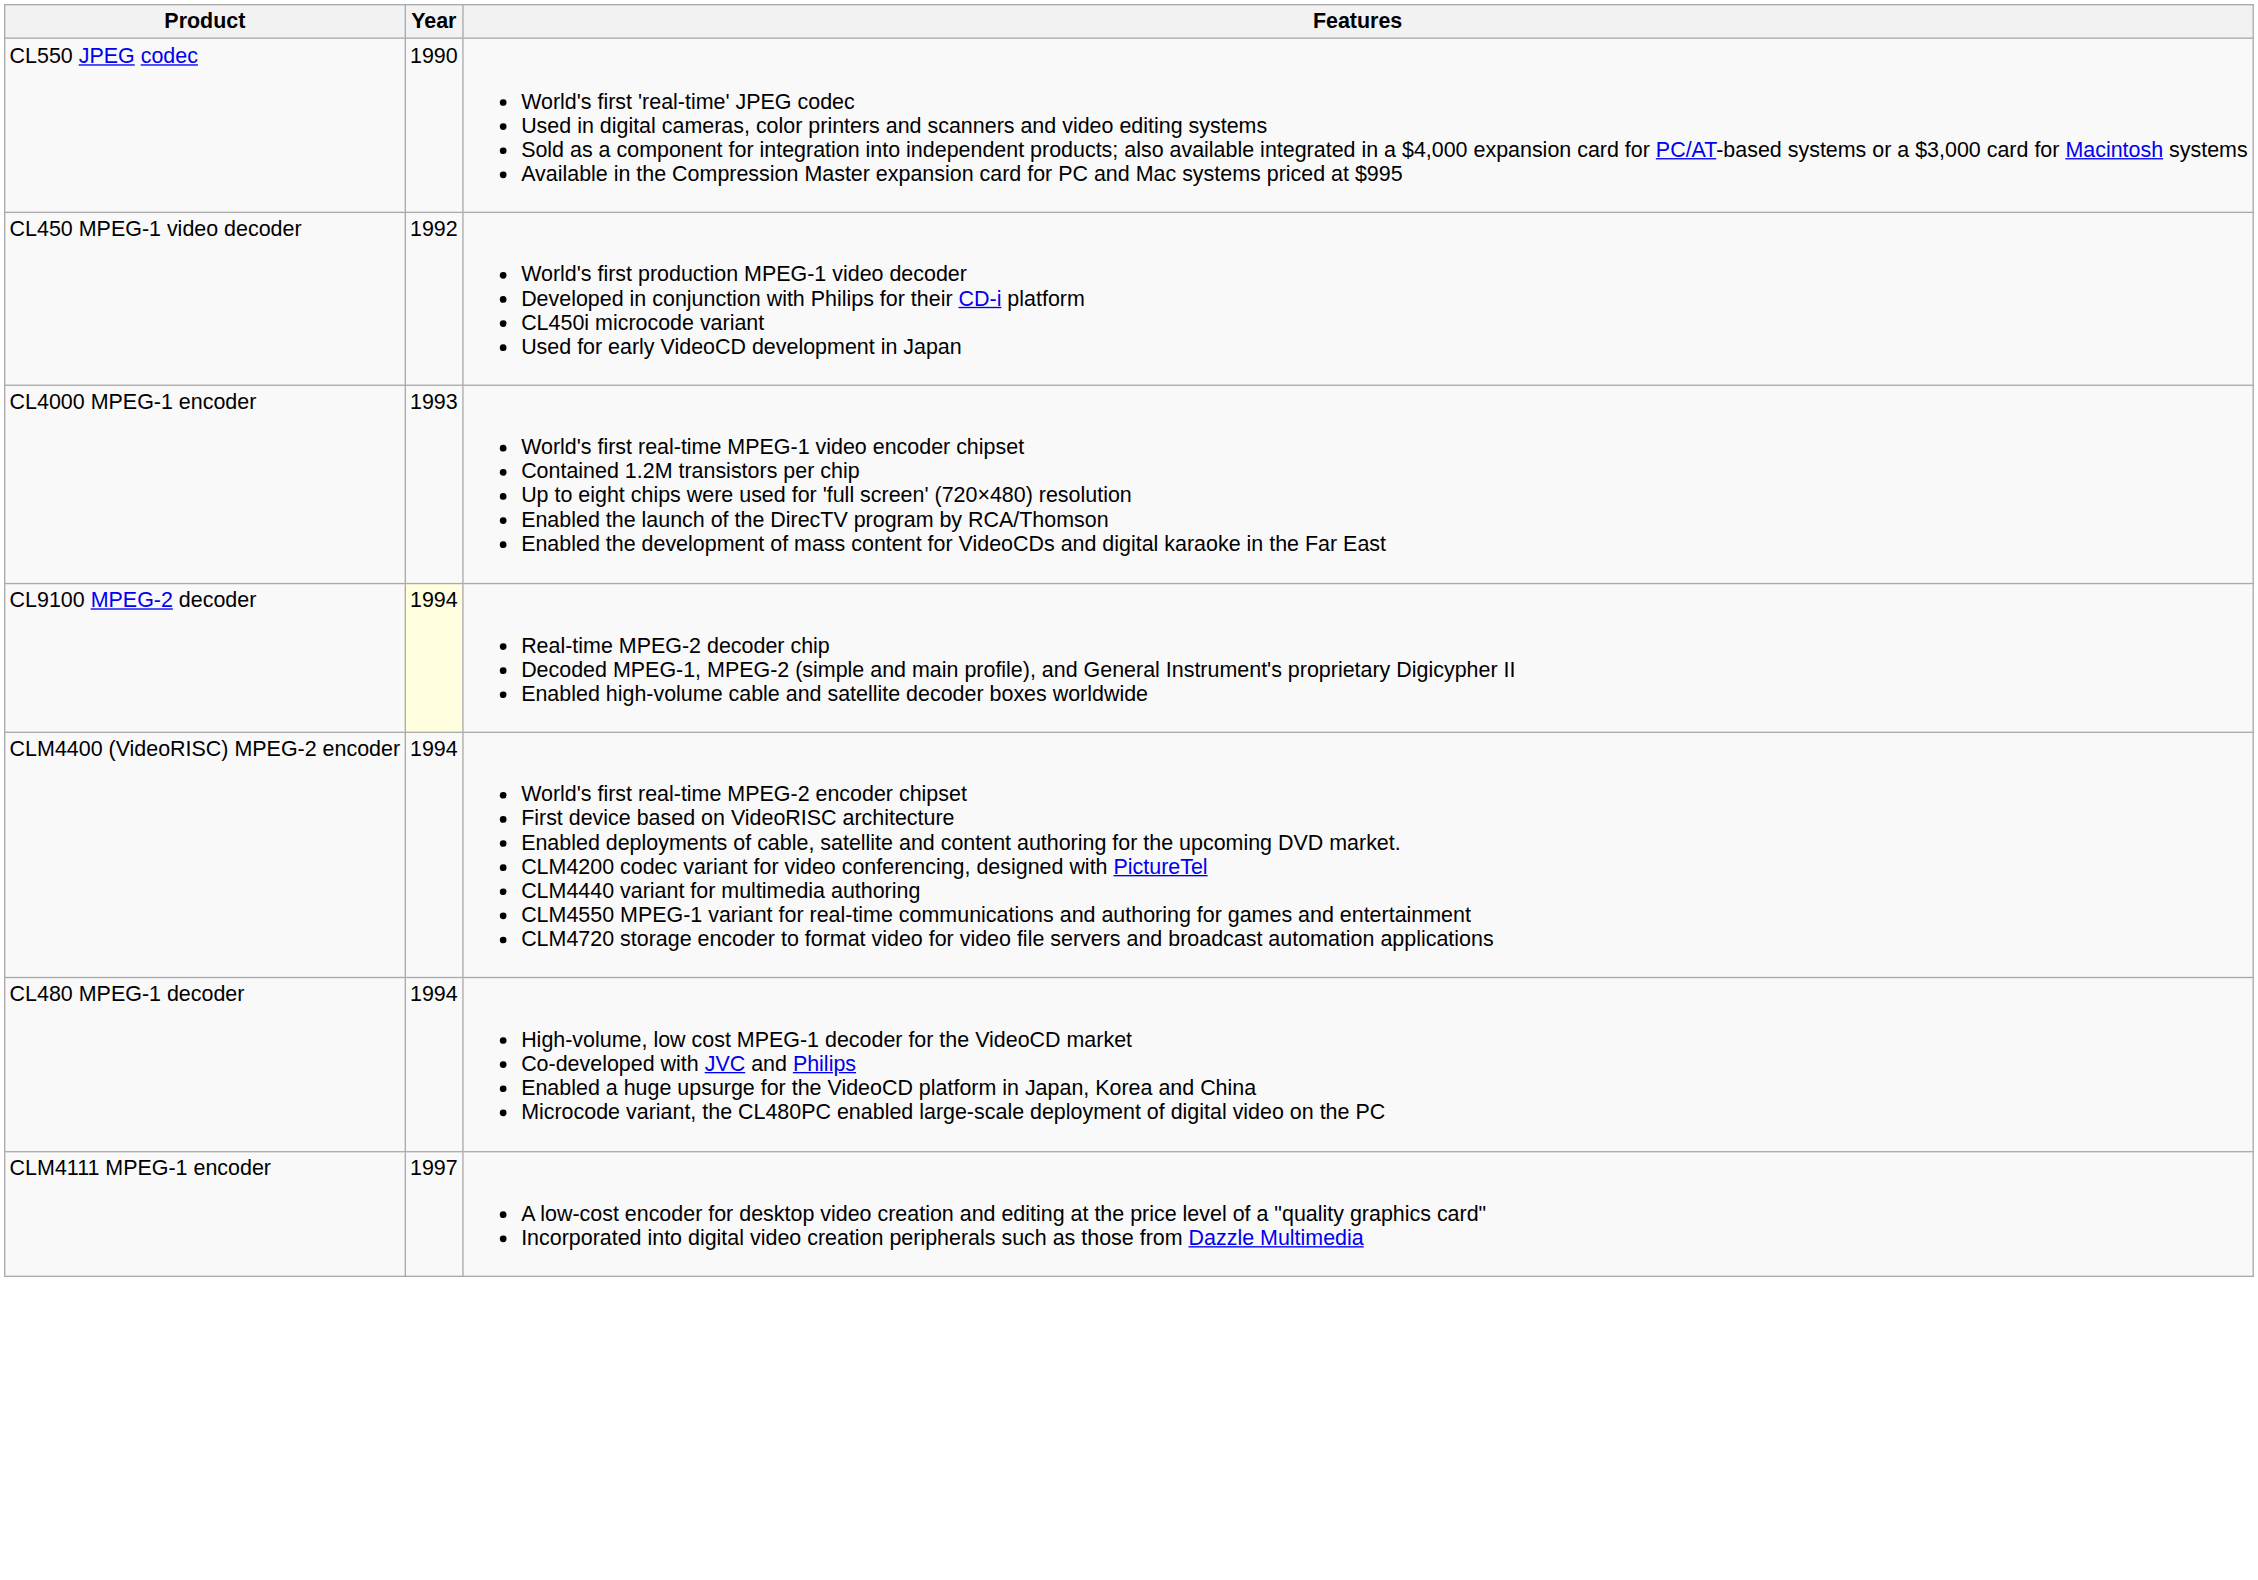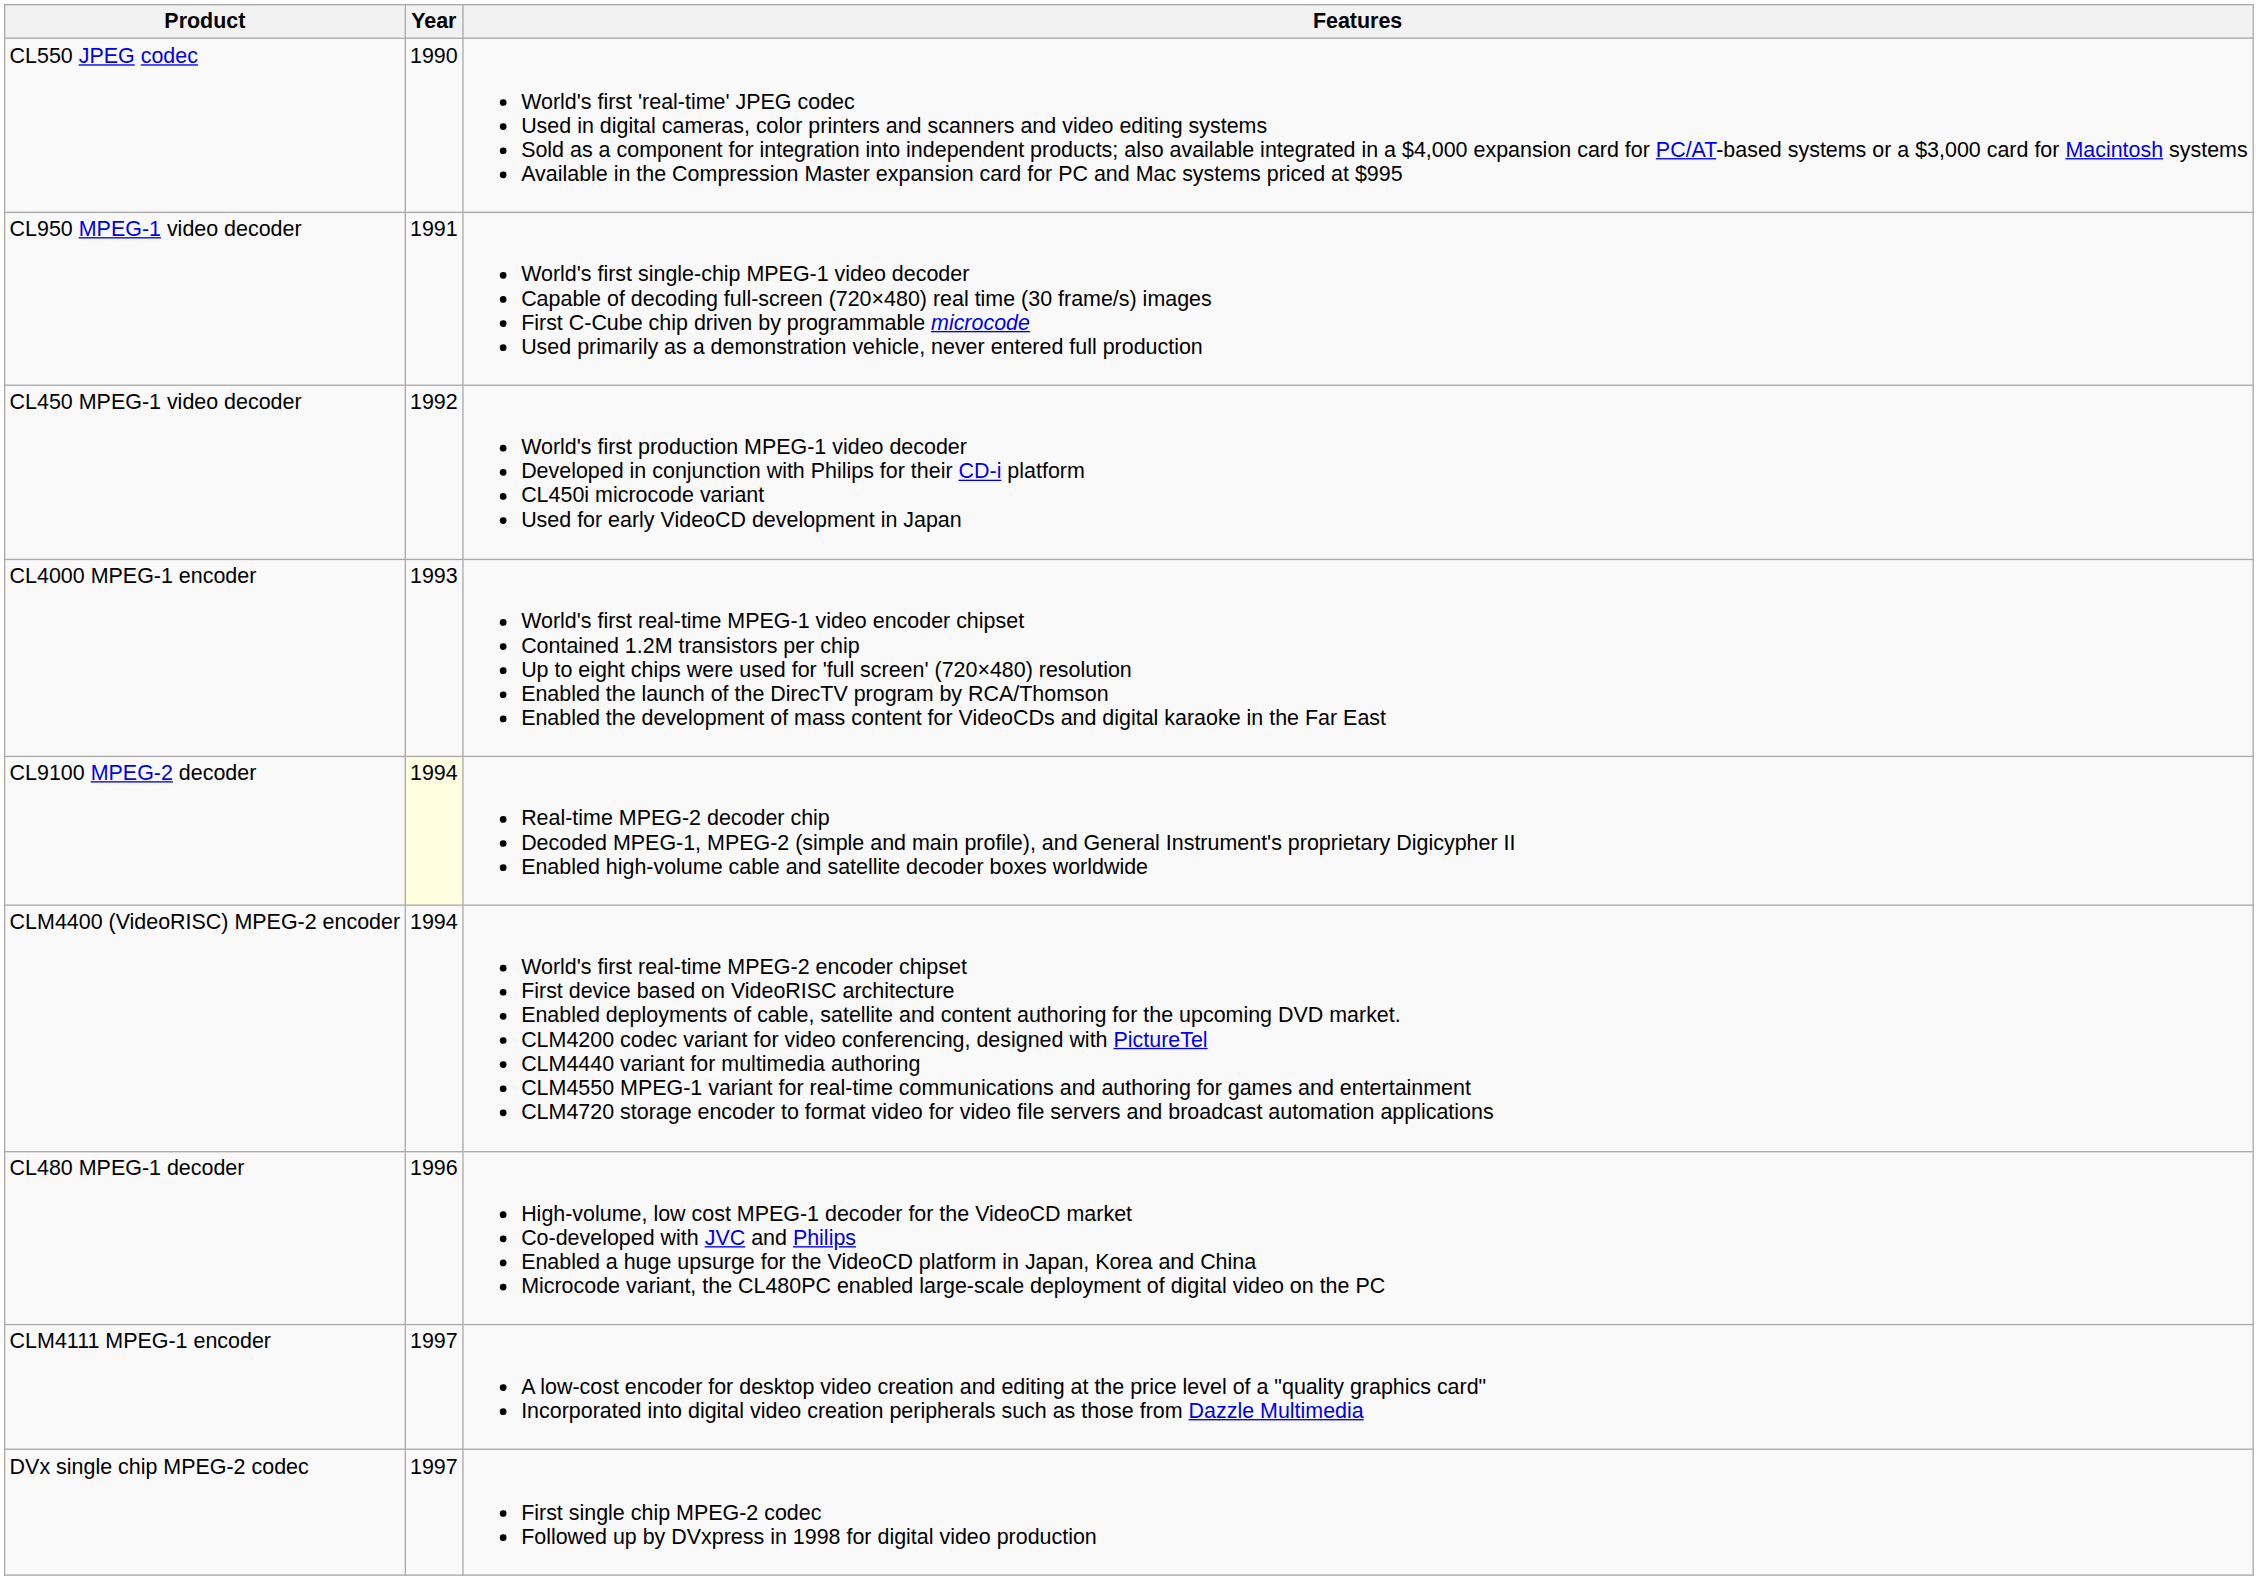+ row: (156, 228)
(434, 994) 1994 -> (434, 1168) 1996
+ row: (159, 1466)
